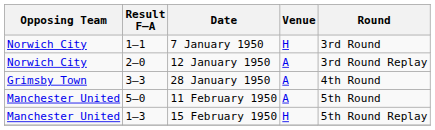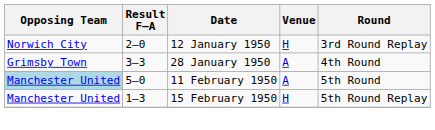- row: (217, 44)
(286, 62) A -> (286, 44) H
(64, 98) no background -> (64, 80) lightblue background
